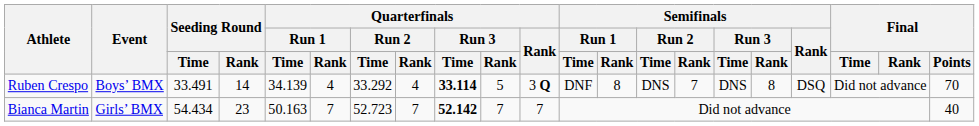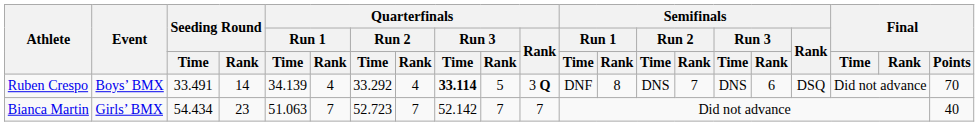(771, 86) 8 -> (771, 86) 6
(288, 109) 50.163 -> (288, 109) 51.063
(458, 109) bold -> (458, 109) normal
